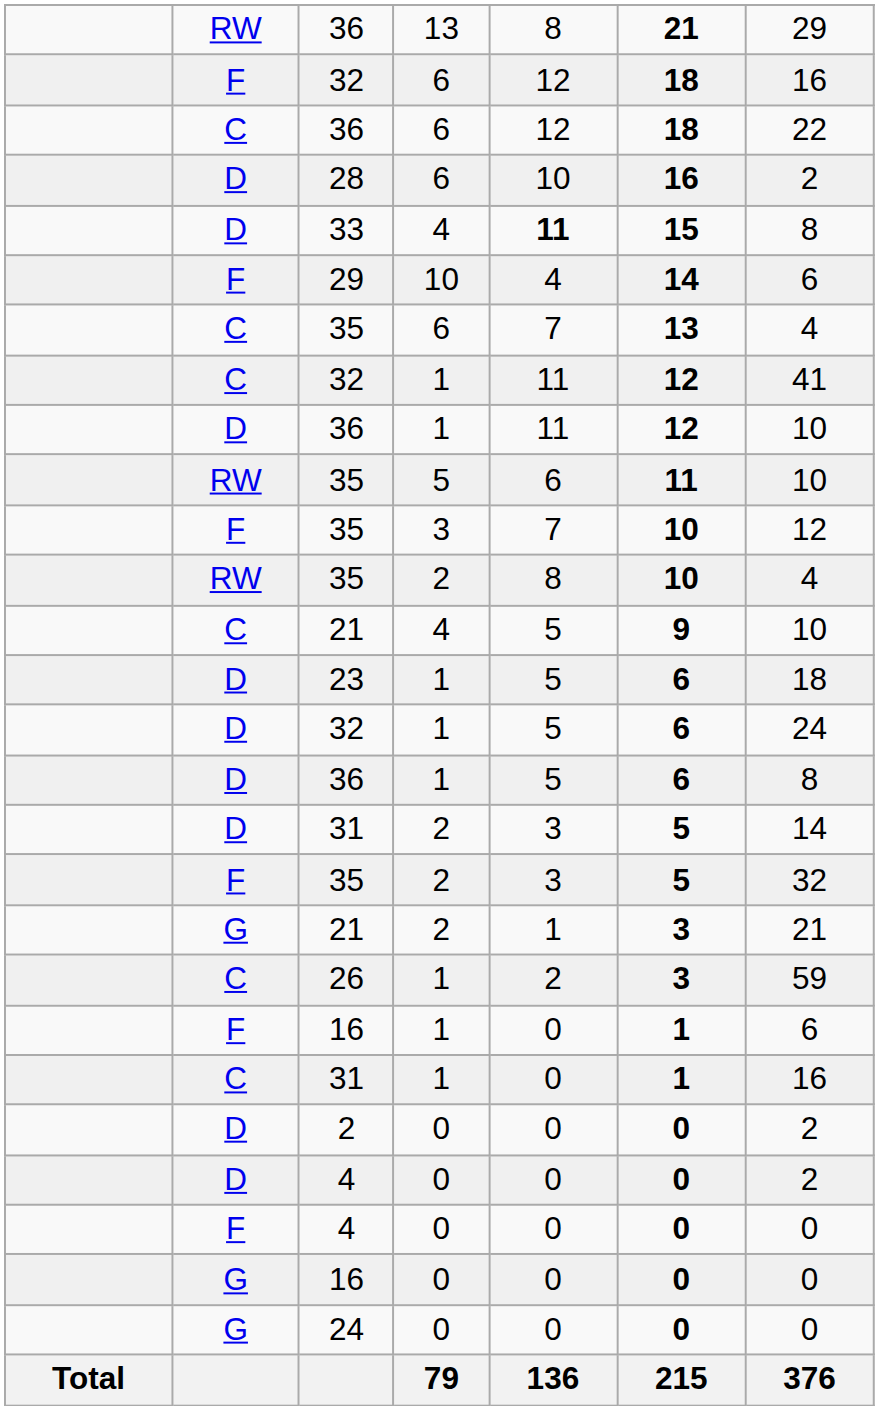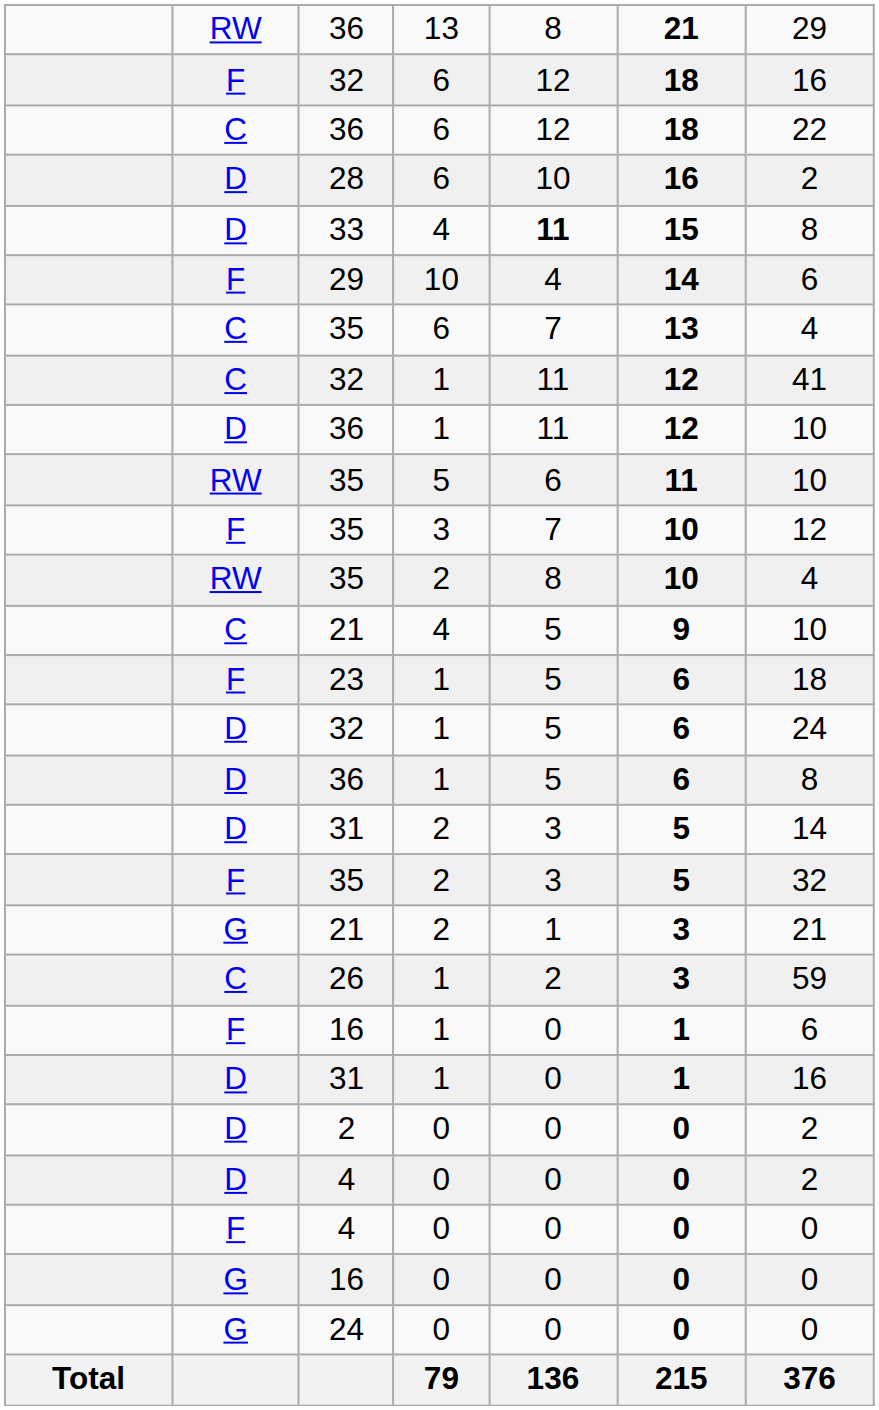(236, 679) D -> (236, 679) F
(236, 1079) C -> (236, 1079) D
